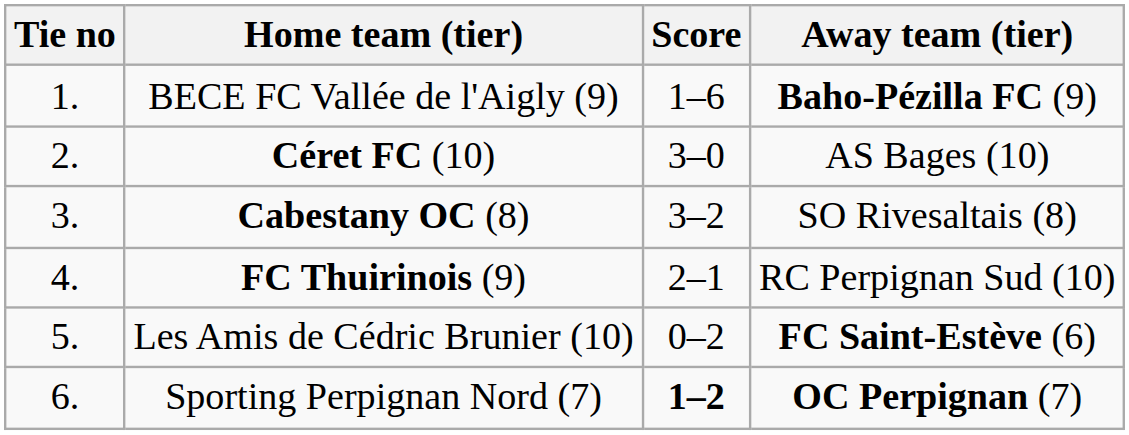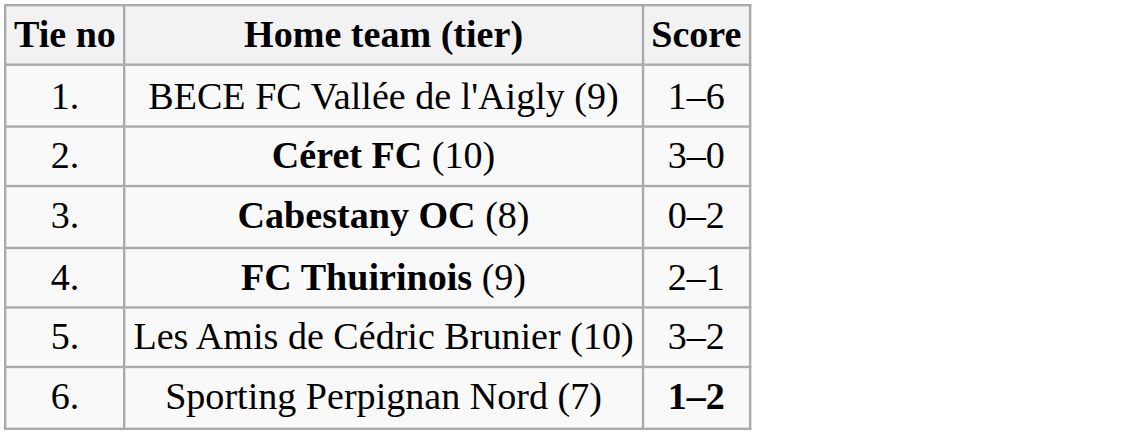- column: (937, 34)
(696, 215) 3–2 -> (696, 215) 0–2
(696, 336) 0–2 -> (696, 336) 3–2
